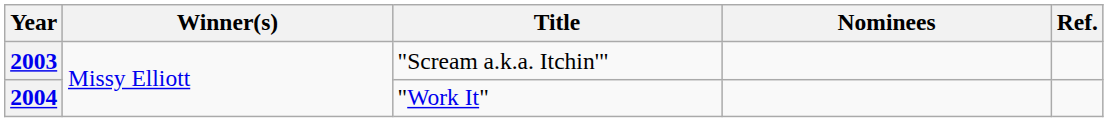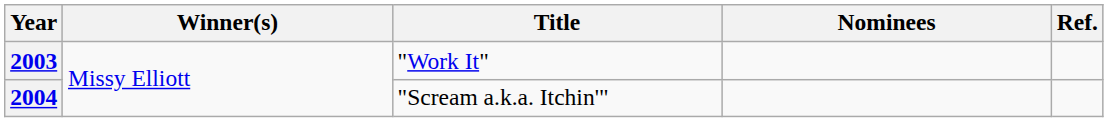(503, 60) "Scream a.k.a. Itchin'" -> (443, 60) "Work It"
(443, 97) "Work It" -> (503, 97) "Scream a.k.a. Itchin'"
